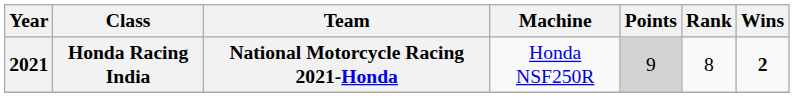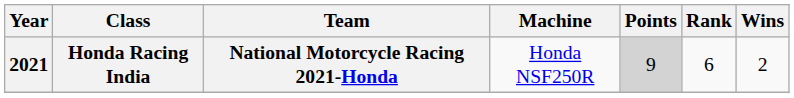(709, 64) 8 -> (709, 64) 6
(763, 64) bold -> (763, 64) normal
